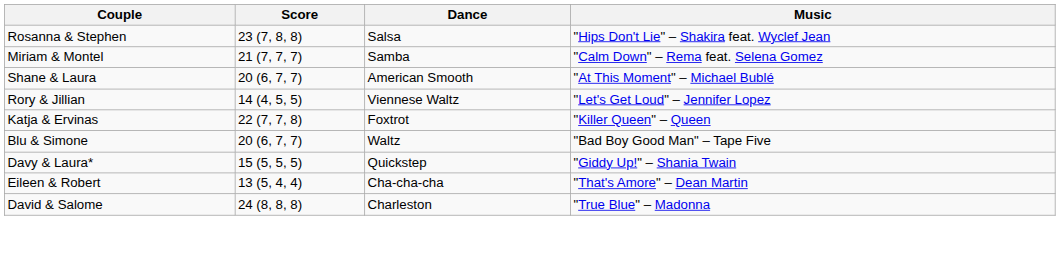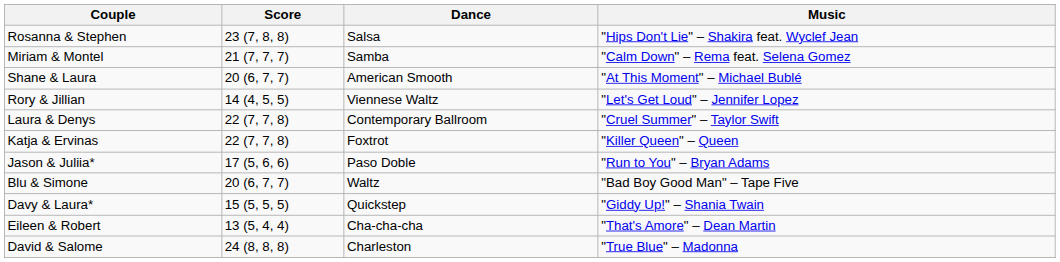+ row: (51, 120)
+ row: (51, 162)
